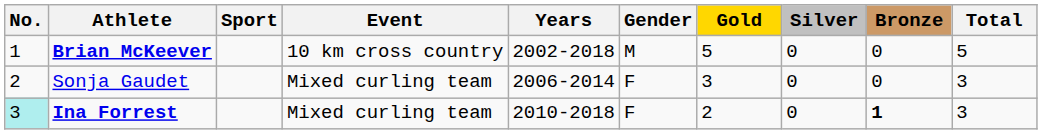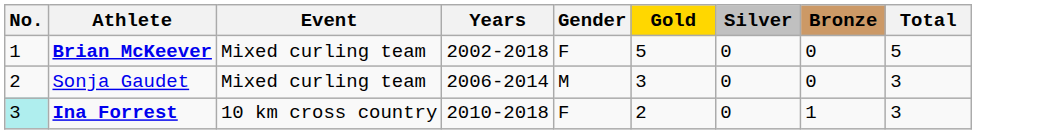- column: (249, 20)
(395, 51) 10 km cross country -> (323, 51) Mixed curling team
(630, 51) M -> (564, 51) F
(630, 82) F -> (564, 82) M
(389, 113) Mixed curling team -> (329, 113) 10 km cross country
(877, 113) bold -> (811, 113) normal
